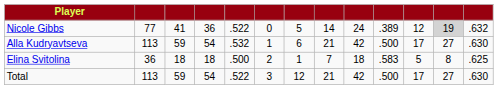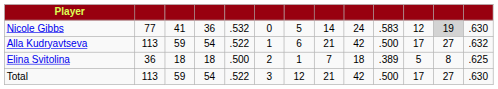(239, 28) .522 -> (239, 28) .532
(389, 28) .389 -> (389, 28) .583
(478, 28) .632 -> (478, 28) .630
(239, 44) .532 -> (239, 44) .522
(478, 44) .630 -> (478, 44) .632
(389, 60) .583 -> (389, 60) .389
